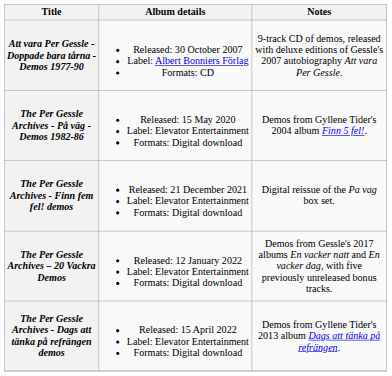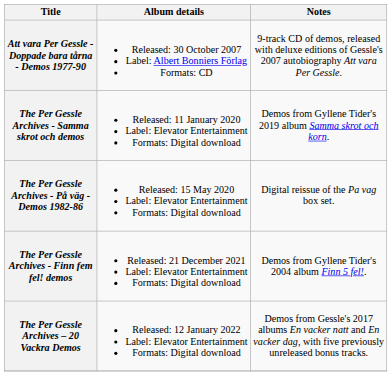+ row: (51, 125)
(319, 125) Demos from Gyllene Tider's 2004 album Finn 5 fel!. -> (319, 195) Digital reissue of the Pa vag box set.
(319, 195) Digital reissue of the Pa vag box set. -> (319, 266) Demos from Gyllene Tider's 2004 album Finn 5 fel!.
- row: (52, 336)
